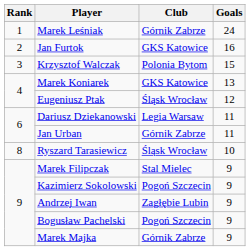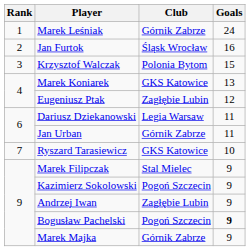(175, 47) GKS Katowice -> (174, 47) Śląsk Wrocław
(174, 99) Śląsk Wrocław -> (175, 99) Zagłębie Lubin
(20, 151) 8 -> (20, 151) 7
(174, 151) Śląsk Wrocław -> (175, 151) GKS Katowice
(229, 220) normal -> (229, 220) bold
